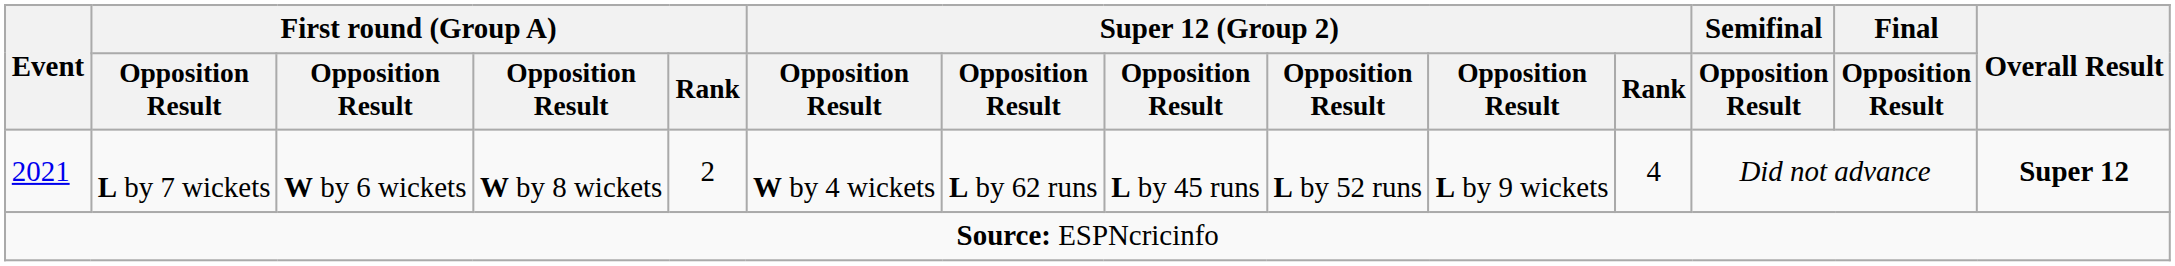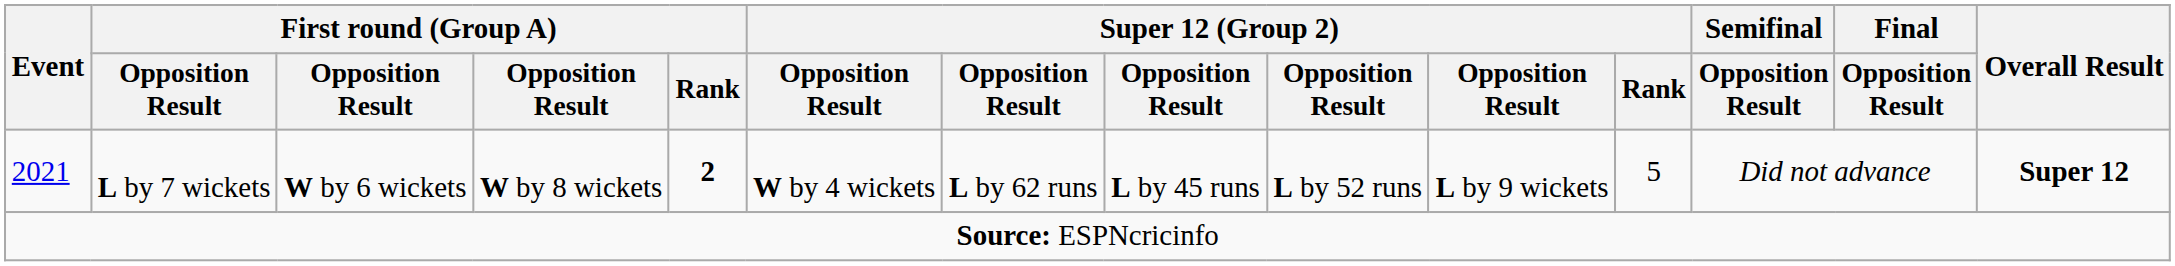(708, 170) normal -> (708, 170) bold
(1654, 170) 4 -> (1654, 170) 5
